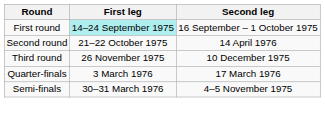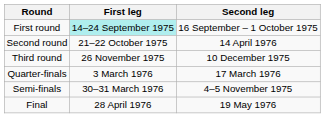+ row: (37, 105)
